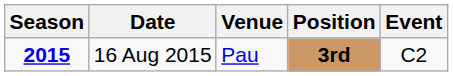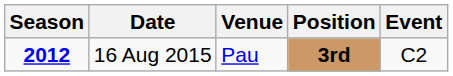(47, 55) 2015 -> (47, 55) 2012
